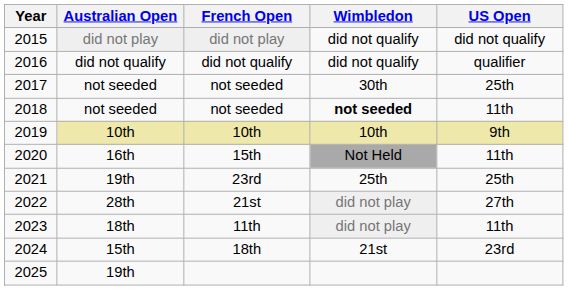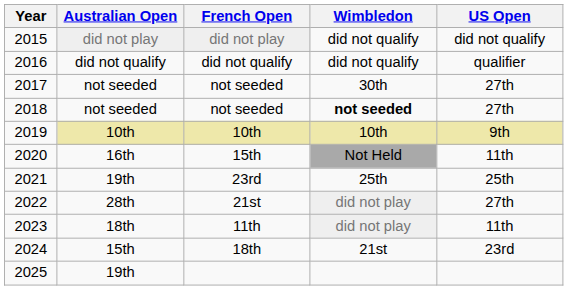(500, 86) 25th -> (500, 86) 27th
(500, 109) 11th -> (500, 109) 27th
